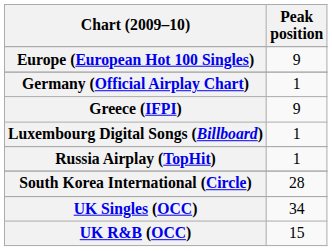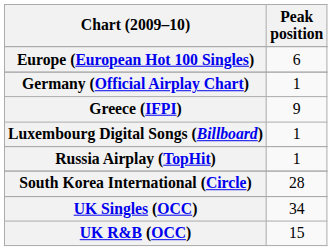(297, 59) 9 -> (297, 59) 6
